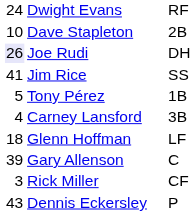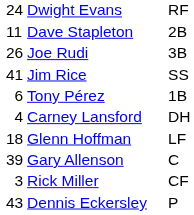(15, 31) 10 -> (14, 31) 11
(15, 53) lavender background -> (15, 53) no background
(179, 53) DH -> (178, 53) 3B
(15, 96) 5 -> (15, 96) 6
(178, 117) 3B -> (179, 117) DH
